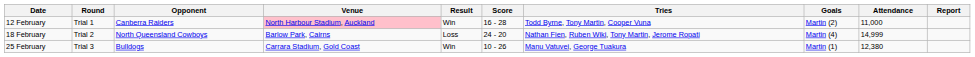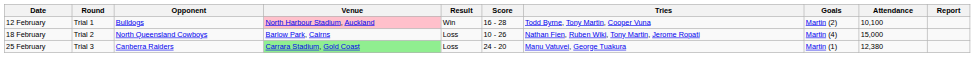(145, 22) Canberra Raiders -> (130, 22) Bulldogs
(872, 22) 11,000 -> (872, 22) 10,100
(495, 34) 24 - 20 -> (495, 34) 10 - 26
(872, 34) 14,999 -> (872, 34) 15,000
(130, 47) Bulldogs -> (145, 47) Canberra Raiders
(313, 47) no background -> (313, 47) lightgreen background
(449, 47) Win -> (450, 47) Loss
(495, 47) 10 - 26 -> (495, 47) 24 - 20
